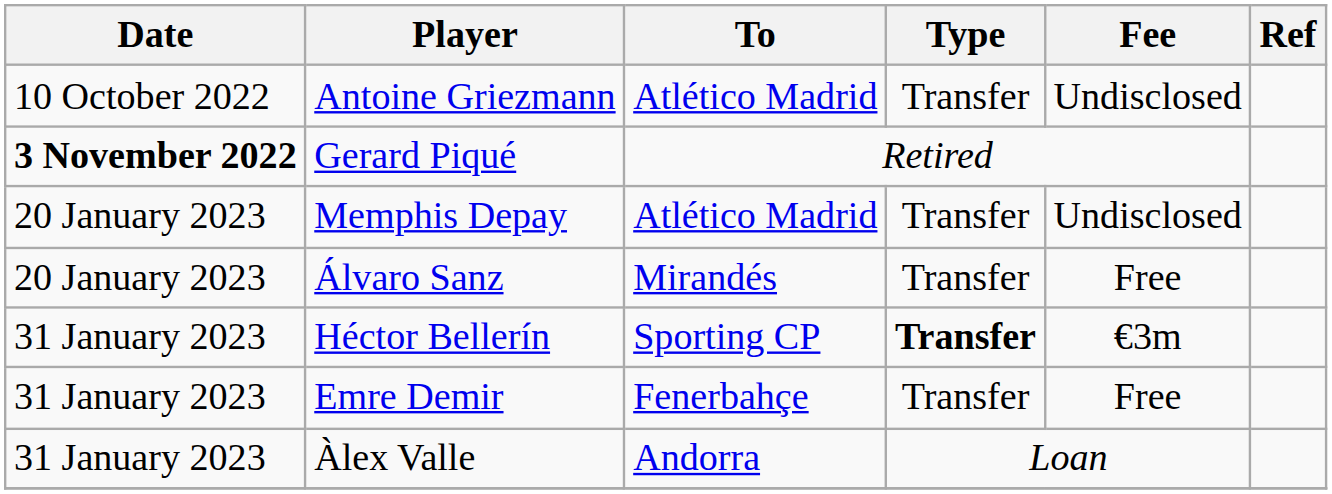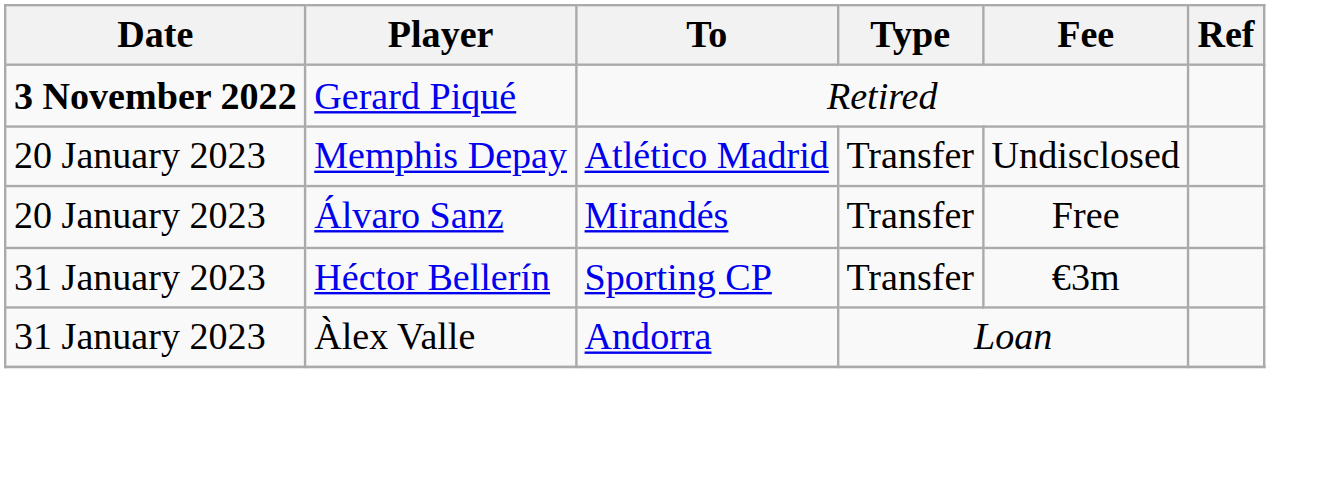- row: (465, 95)
(966, 336) bold -> (910, 276) normal
- row: (409, 397)
